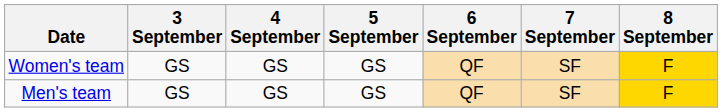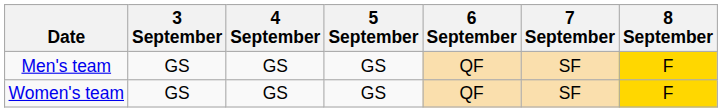rows swapped: (66, 93) <-> (66, 65)
